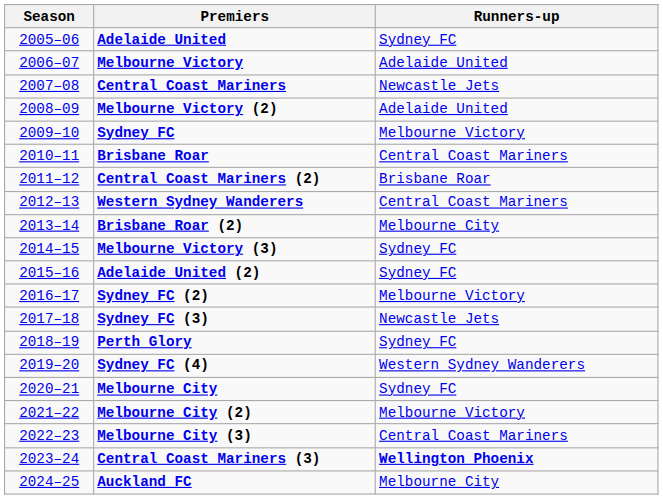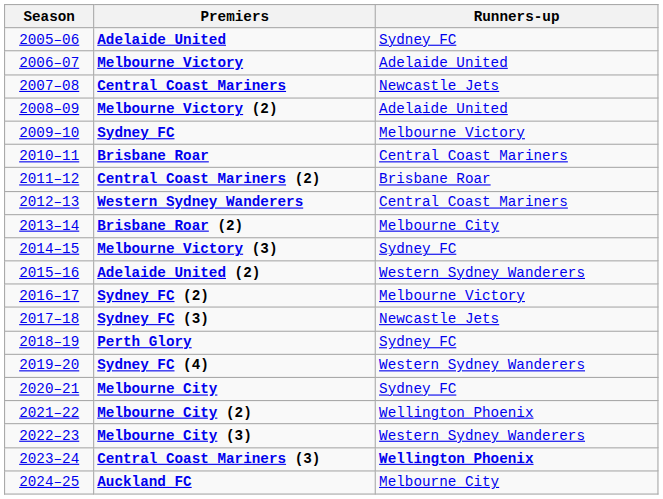(418, 273) Sydney FC -> (482, 273) Western Sydney Wanderers
(452, 412) Melbourne Victory -> (456, 412) Wellington Phoenix
(473, 436) Central Coast Mariners -> (482, 436) Western Sydney Wanderers
